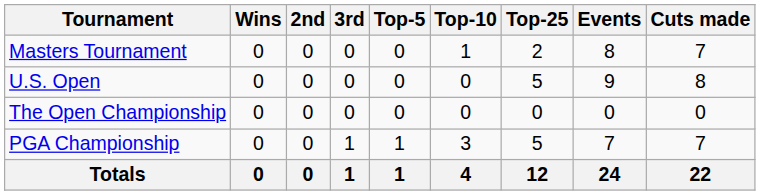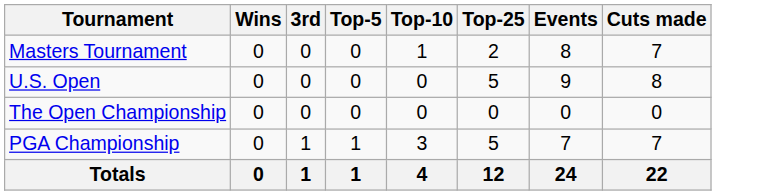- column: (308, 19)
